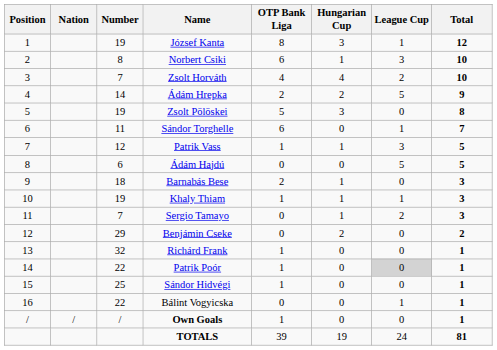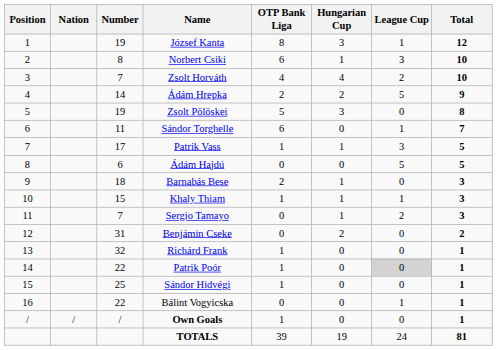(120, 146) 12 -> (120, 146) 17
(120, 198) 19 -> (120, 198) 15
(120, 233) 29 -> (120, 233) 31
